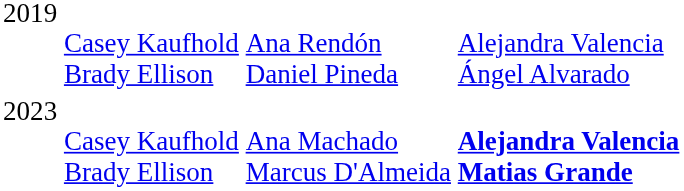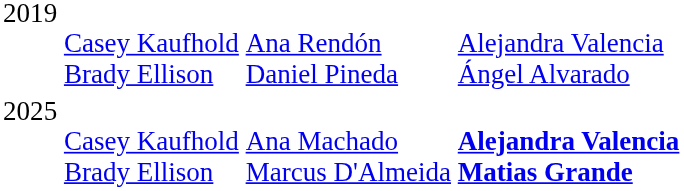(30, 110) 2023 -> (30, 110) 2025
